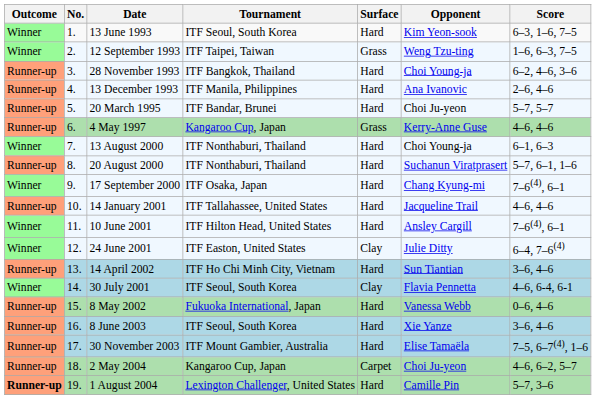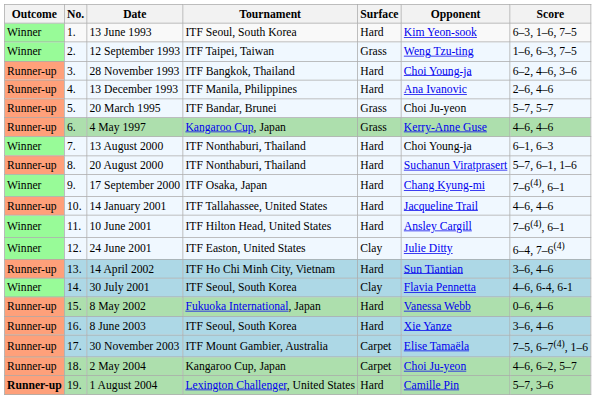(372, 107) Hard -> (374, 107) Grass
(372, 345) Hard -> (376, 345) Carpet
